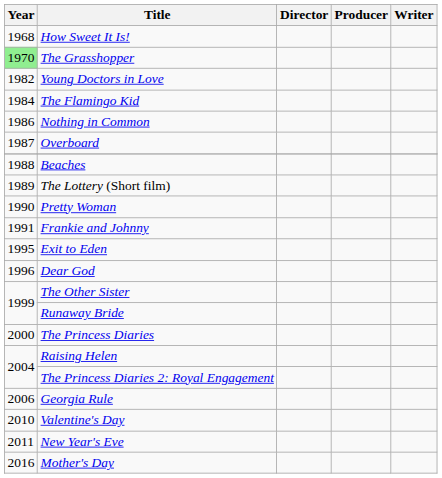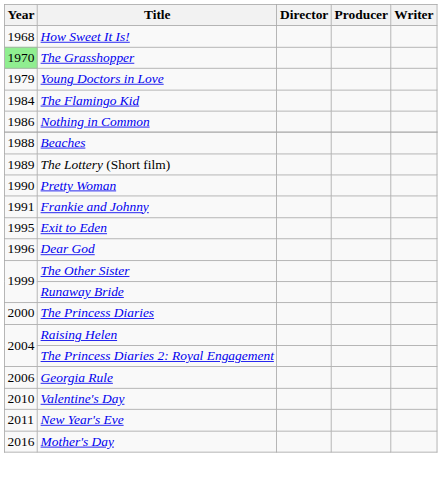(21, 79) 1982 -> (21, 79) 1979
- row: (70, 143)
